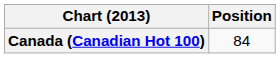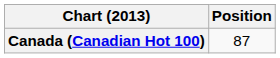(242, 40) 84 -> (242, 40) 87
